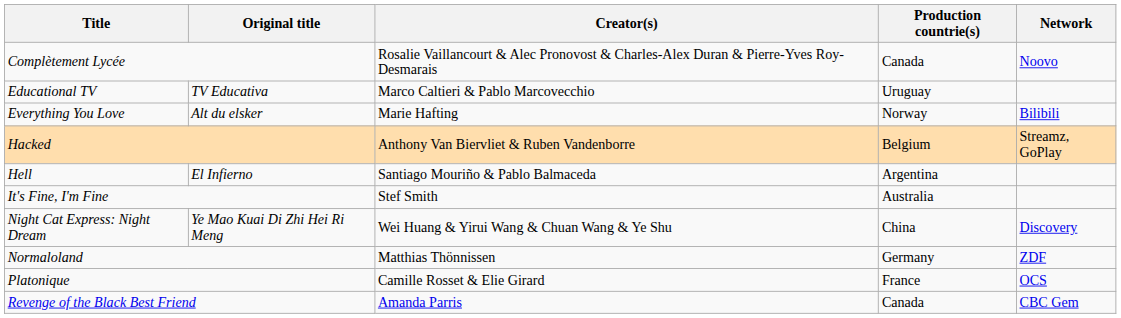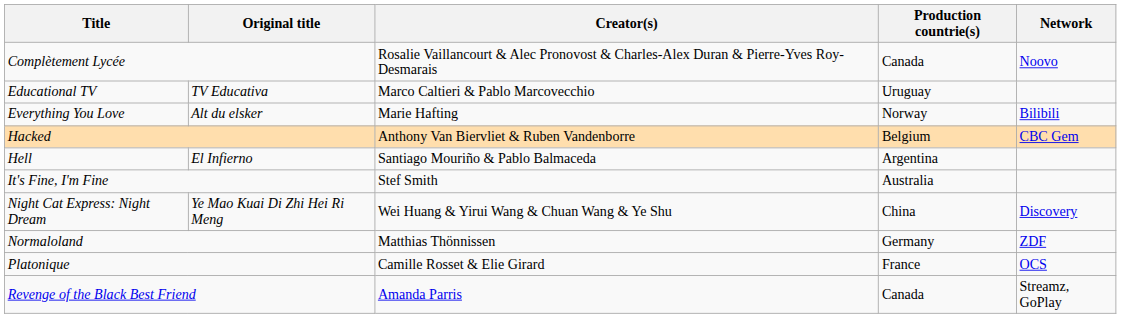(1044, 144) Streamz, GoPlay -> (1049, 136) CBC Gem
(1049, 302) CBC Gem -> (1044, 294) Streamz, GoPlay
